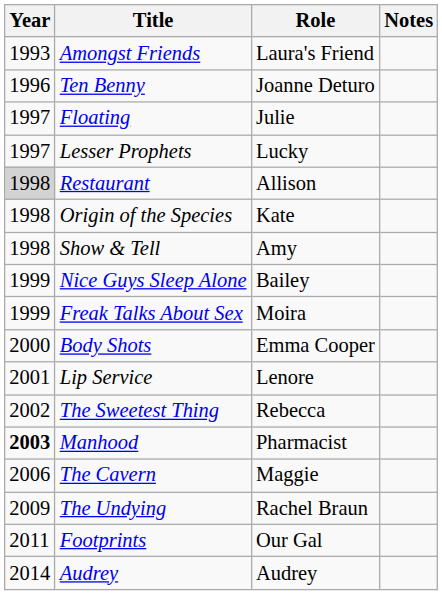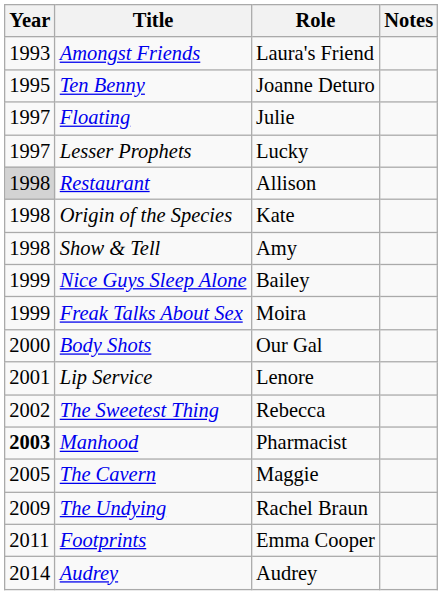(30, 85) 1996 -> (30, 85) 1995
(315, 345) Emma Cooper -> (289, 345) Our Gal
(30, 475) 2006 -> (30, 475) 2005
(289, 540) Our Gal -> (315, 540) Emma Cooper
